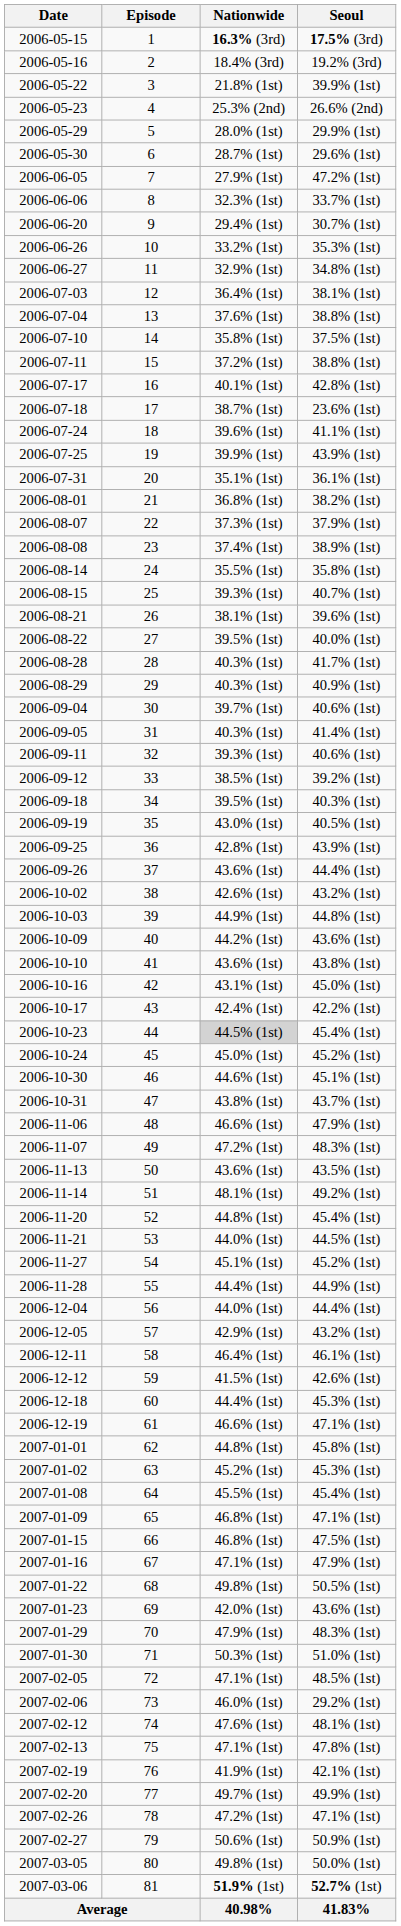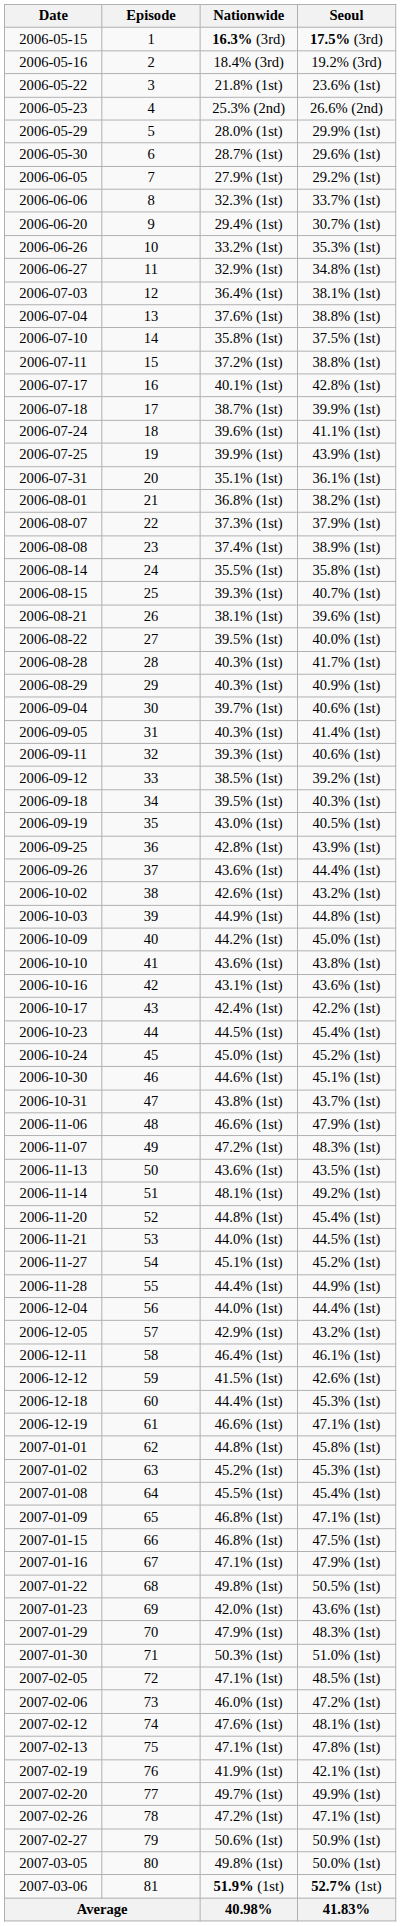(346, 85) 39.9% (1st) -> (346, 85) 23.6% (1st)
(346, 177) 47.2% (1st) -> (346, 177) 29.2% (1st)
(346, 408) 23.6% (1st) -> (346, 408) 39.9% (1st)
(346, 939) 43.6% (1st) -> (346, 939) 45.0% (1st)
(346, 985) 45.0% (1st) -> (346, 985) 43.6% (1st)
(249, 1032) lightgrey background -> (249, 1032) no background
(346, 1701) 29.2% (1st) -> (346, 1701) 47.2% (1st)
